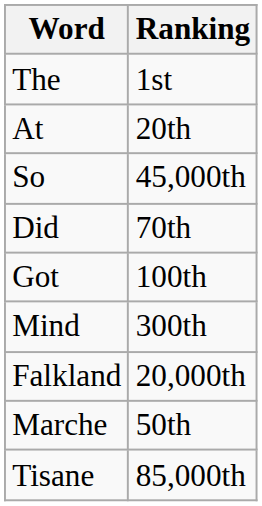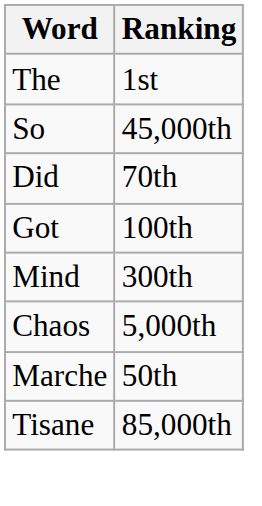- row: (28, 128)
+ row: (51, 326)
- row: (67, 375)
